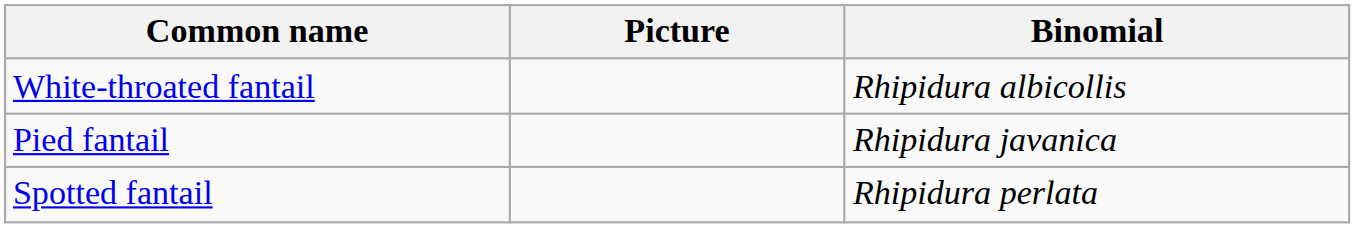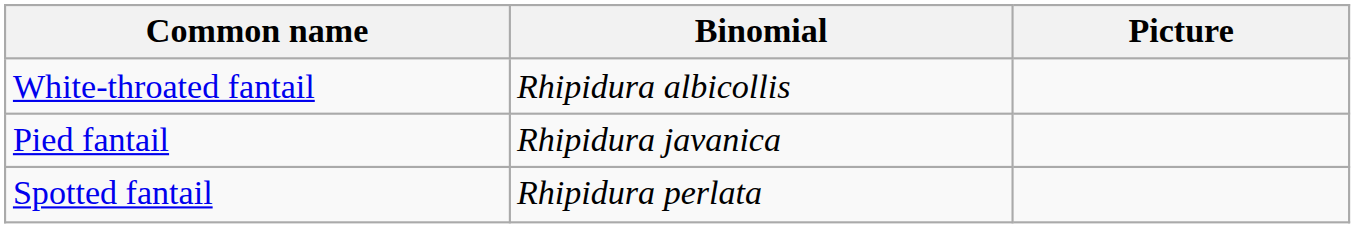columns swapped: (1097, 31) <-> (677, 31)
